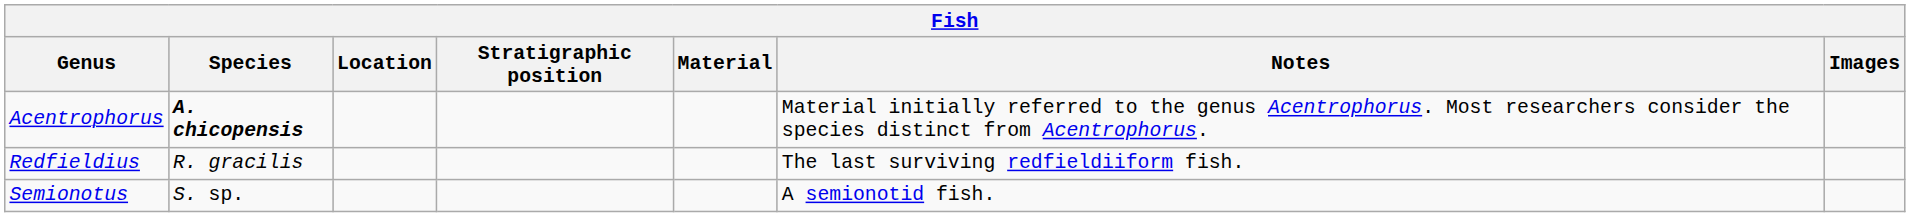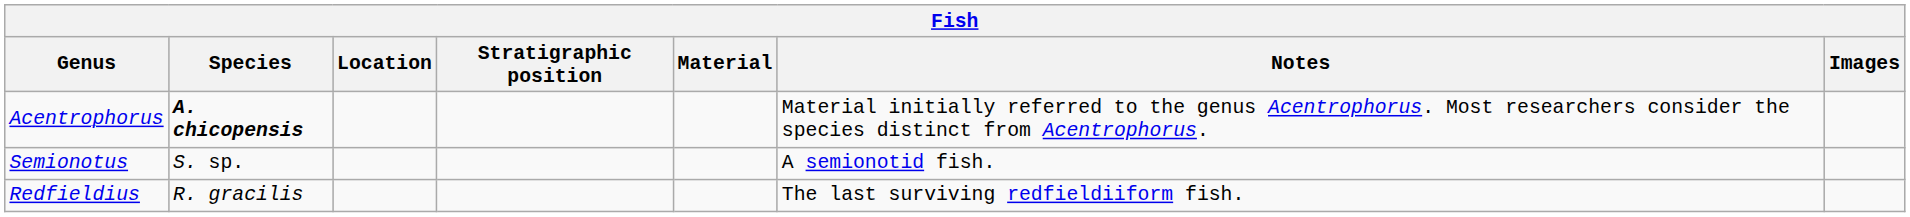rows swapped: (75, 163) <-> (69, 195)
